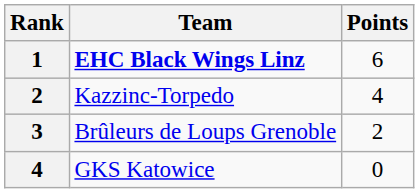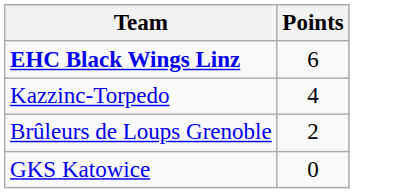- column: (37, 22)
